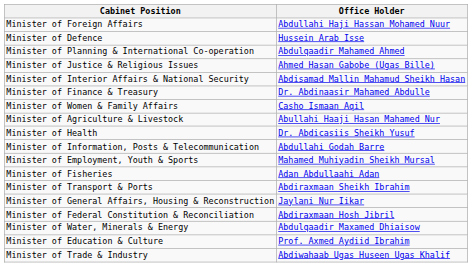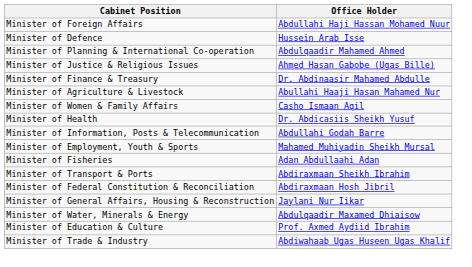- row: (128, 79)
rows swapped: (92, 106) <-> (95, 120)
rows swapped: (130, 215) <-> (140, 201)
